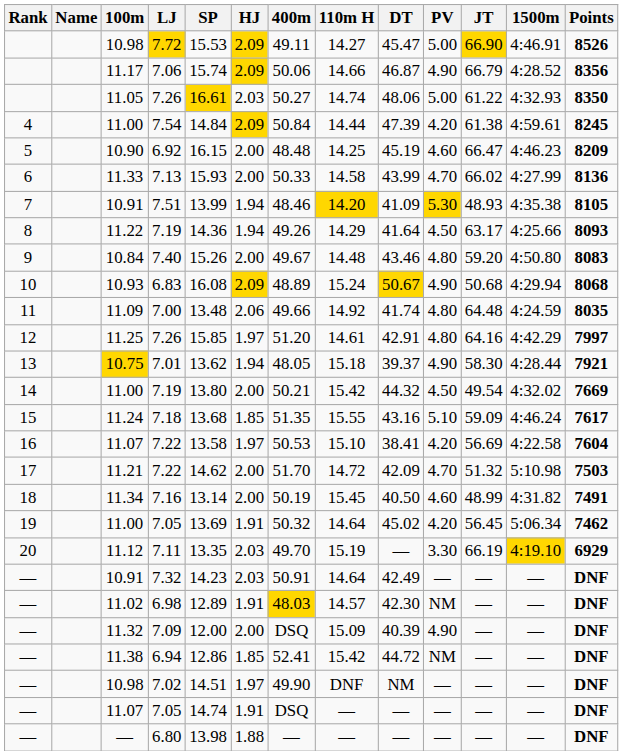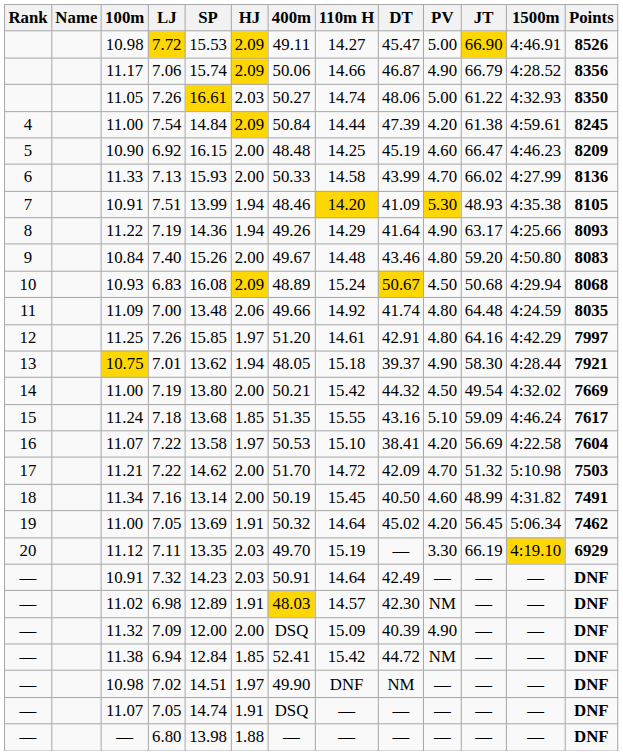(442, 230) 4.50 -> (442, 230) 4.90
(442, 284) 4.90 -> (442, 284) 4.50
(208, 657) 12.86 -> (208, 657) 12.84
